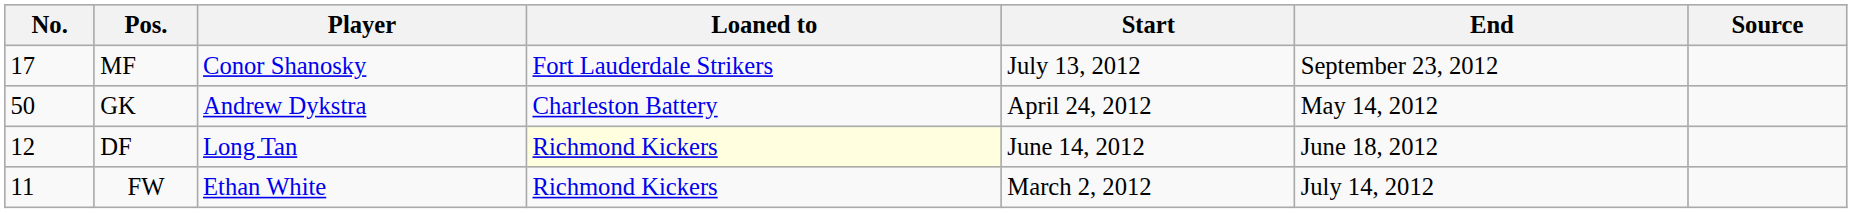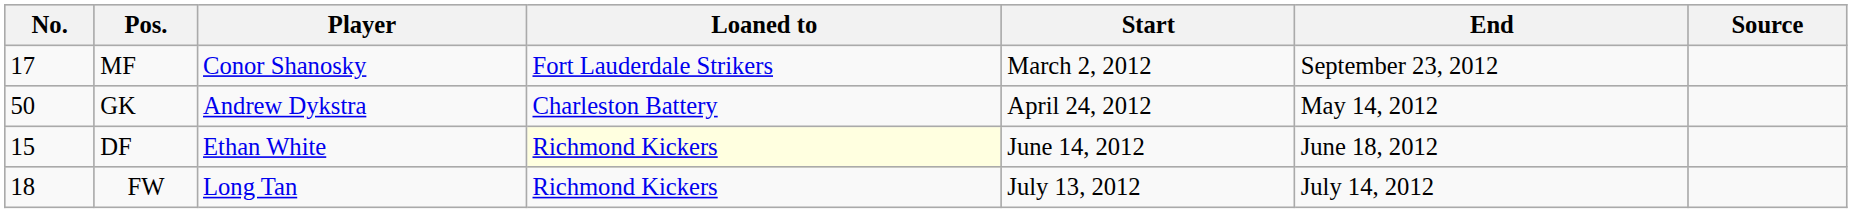(1074, 65) July 13, 2012 -> (1079, 65) March 2, 2012
(23, 146) 12 -> (23, 146) 15
(250, 146) Long Tan -> (265, 146) Ethan White
(22, 187) 11 -> (23, 187) 18
(265, 187) Ethan White -> (250, 187) Long Tan
(1079, 187) March 2, 2012 -> (1074, 187) July 13, 2012
